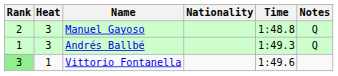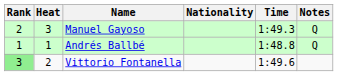(276, 29) 1:48.8 -> (276, 29) 1:49.3
(48, 46) 3 -> (48, 46) 1
(276, 46) 1:49.3 -> (276, 46) 1:48.8
(48, 62) 1 -> (48, 62) 2
